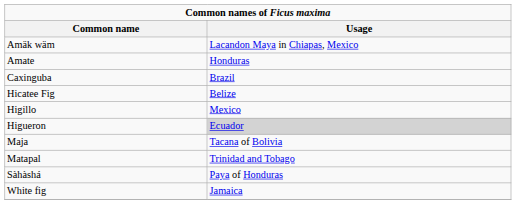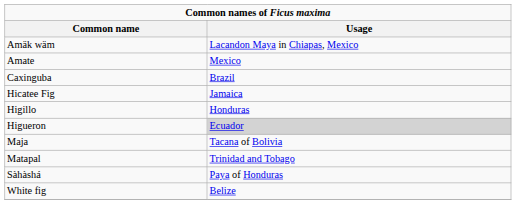(230, 61) Honduras -> (225, 61) Mexico
(223, 93) Belize -> (226, 93) Jamaica
(225, 110) Mexico -> (230, 110) Honduras
(226, 191) Jamaica -> (223, 191) Belize
